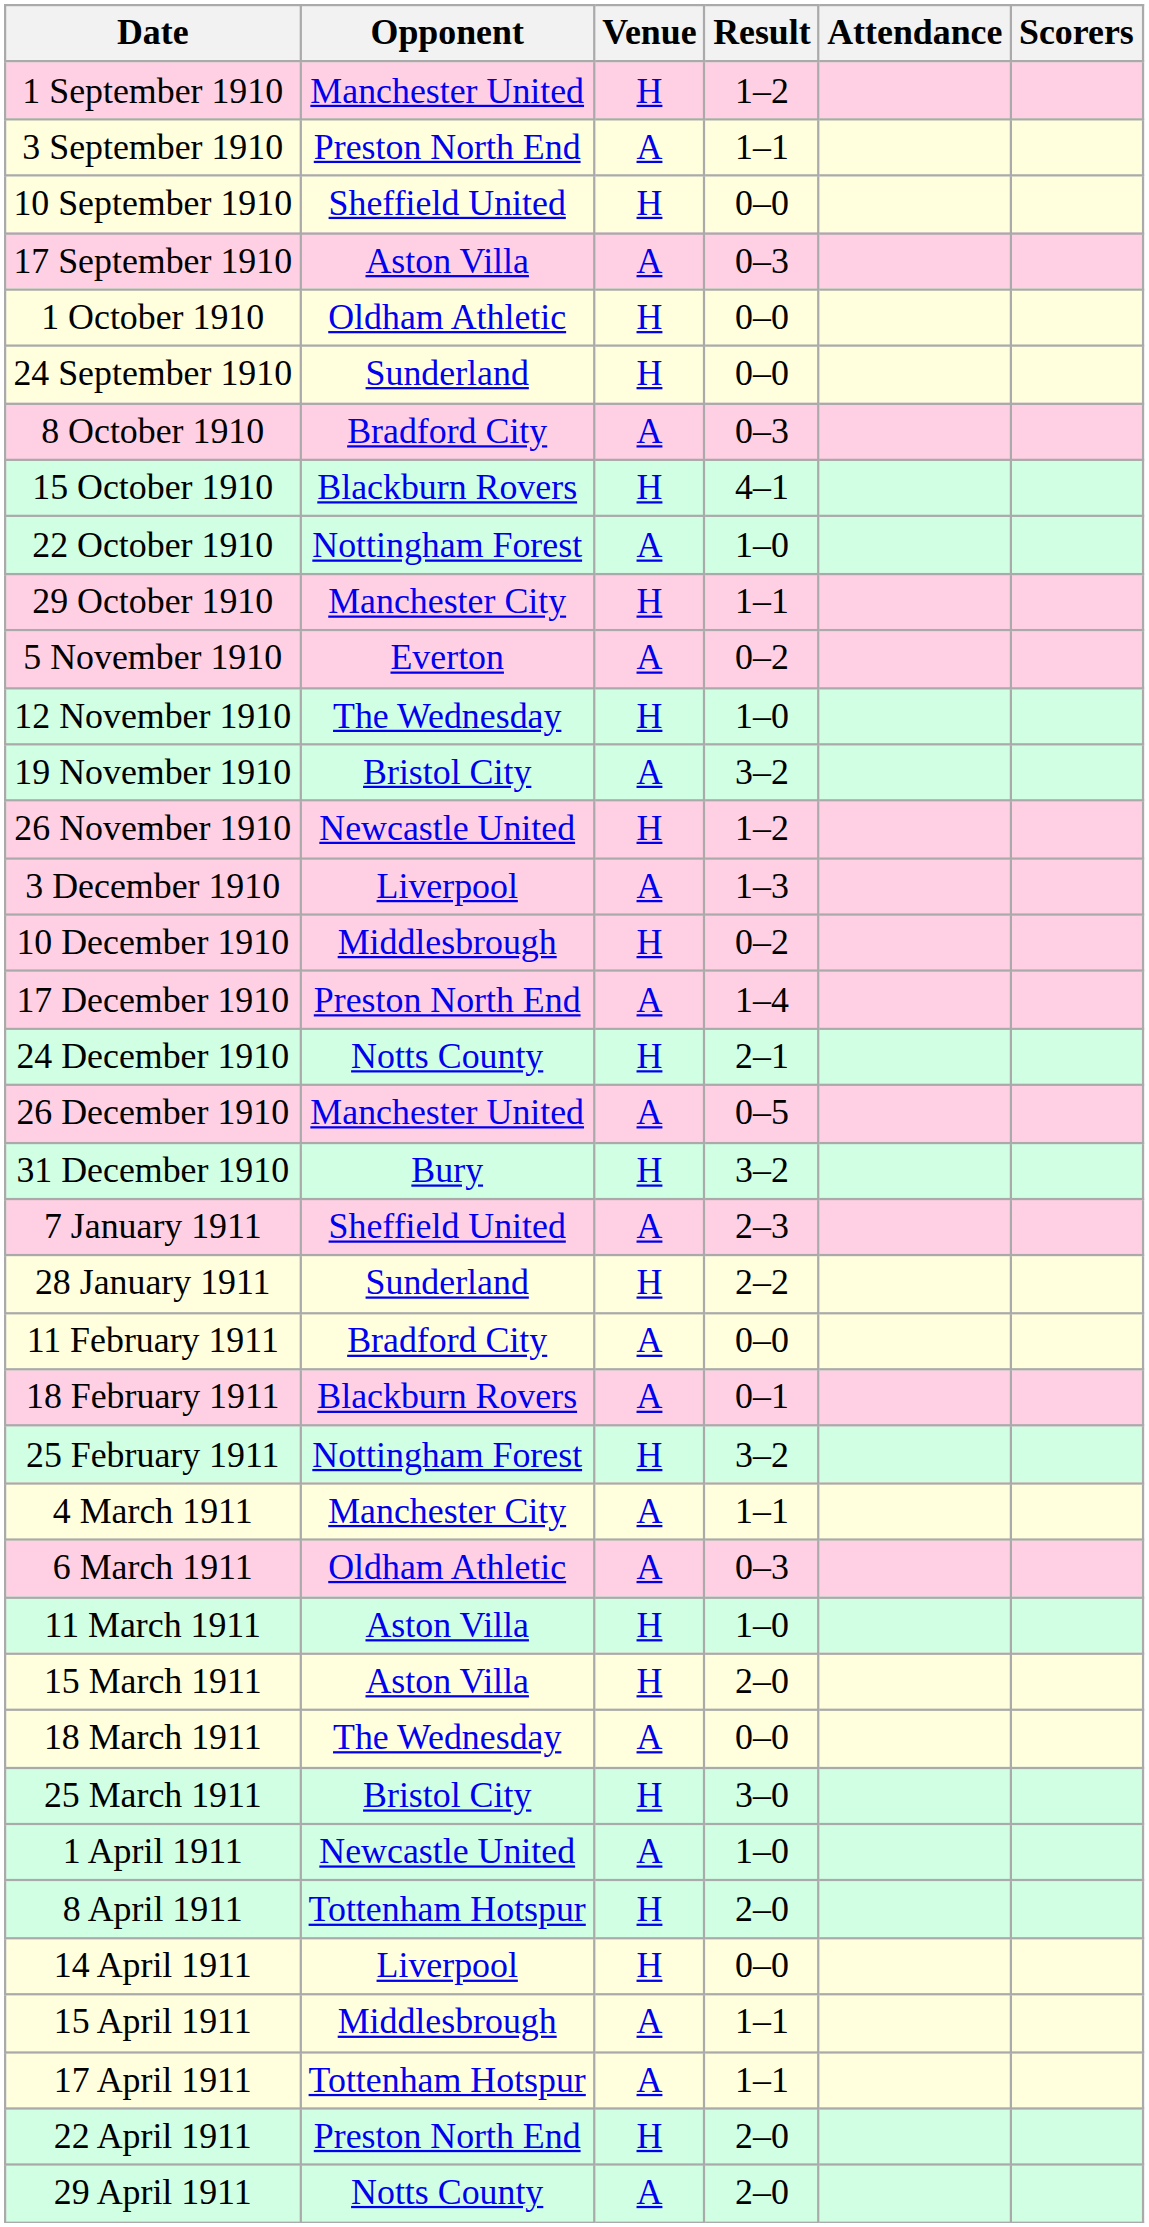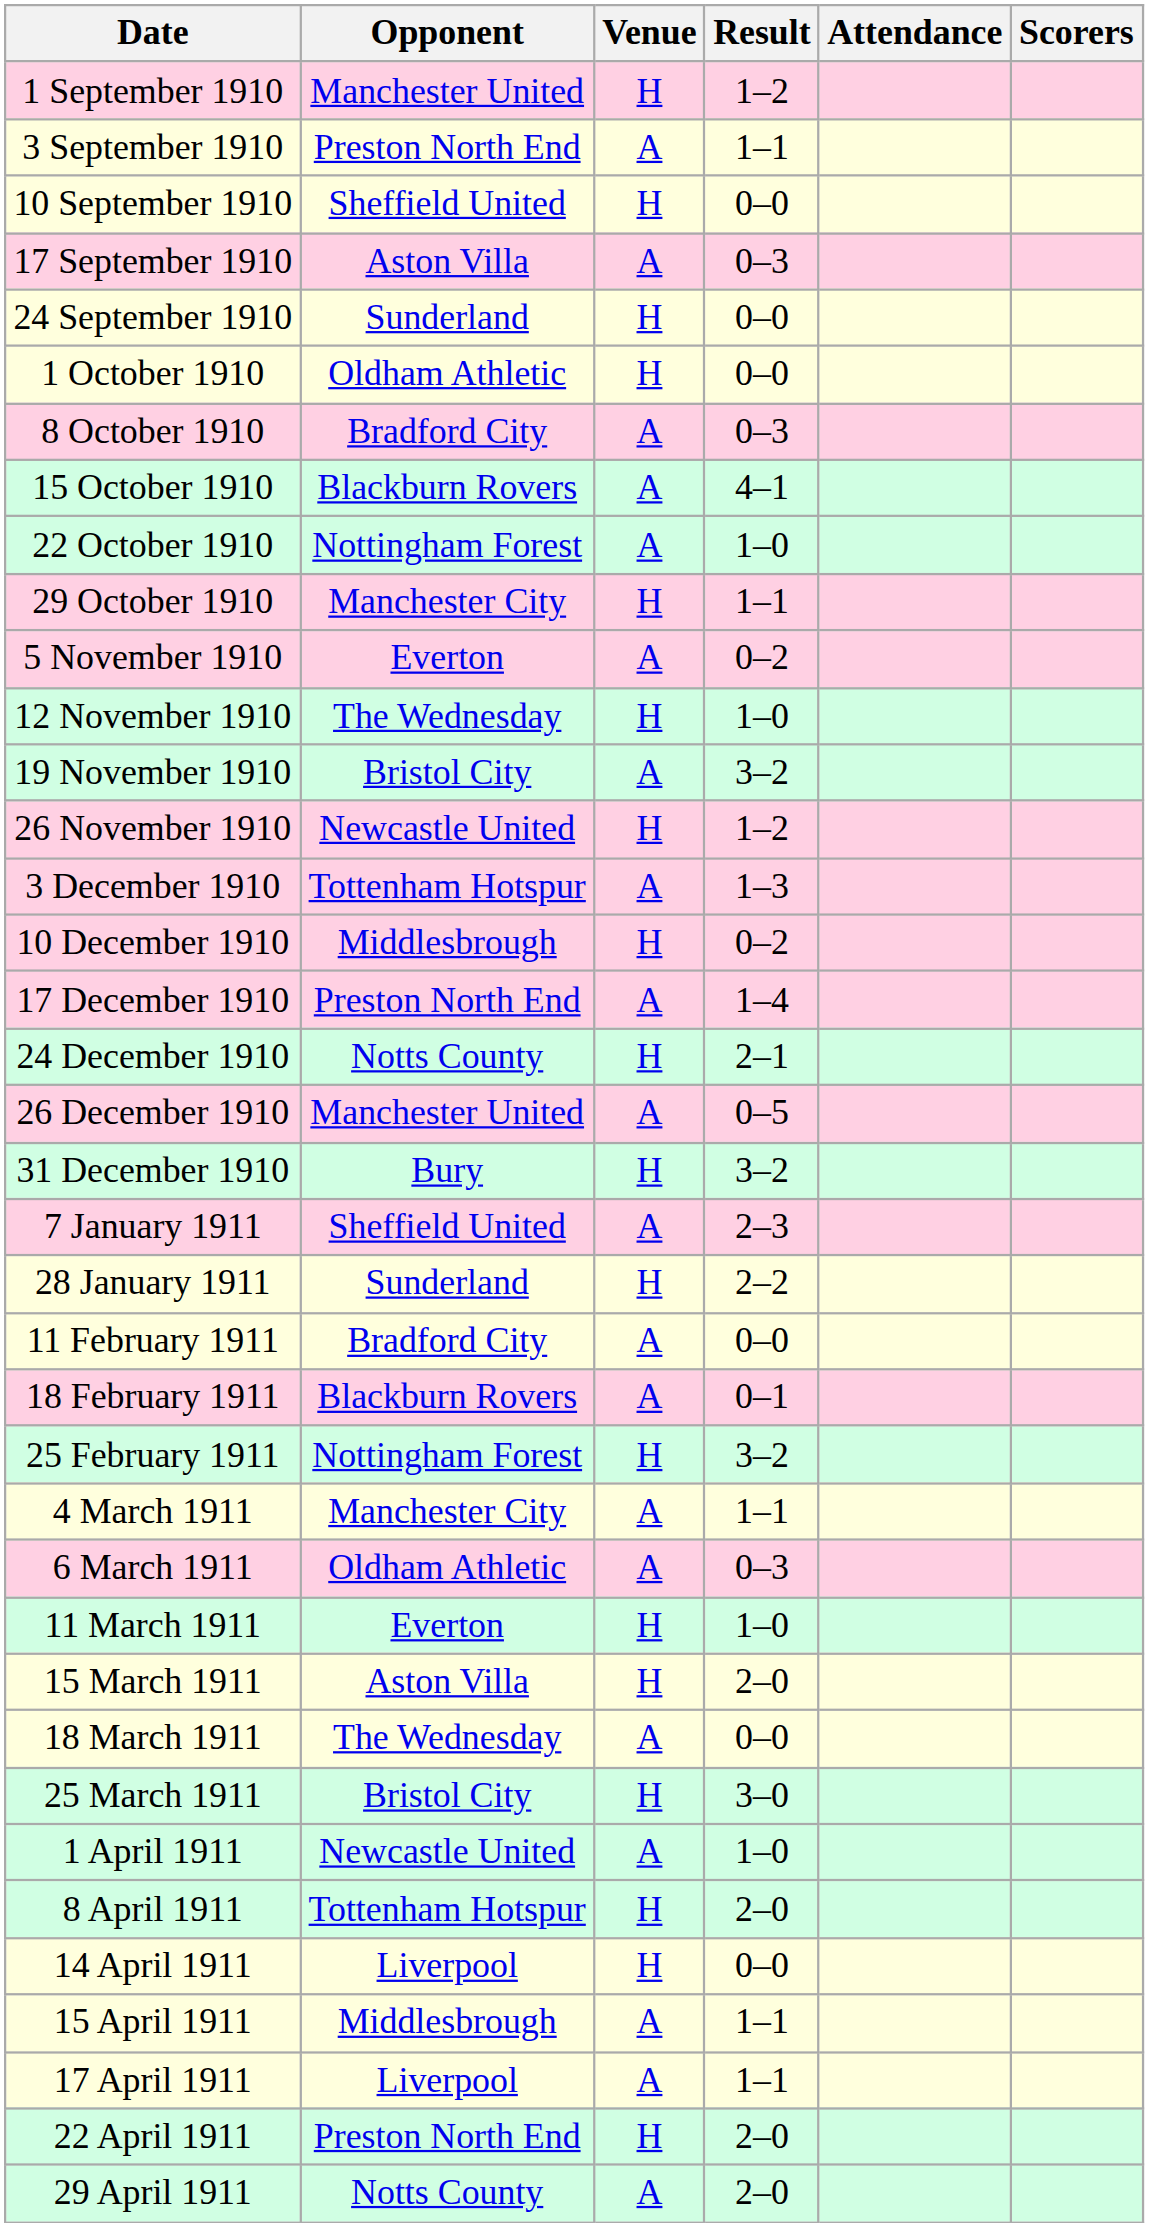rows swapped: (153, 373) <-> (153, 317)
(649, 487) H -> (649, 487) A
(447, 885) Liverpool -> (447, 885) Tottenham Hotspur
(447, 1624) Aston Villa -> (447, 1624) Everton
(447, 2079) Tottenham Hotspur -> (447, 2079) Liverpool
